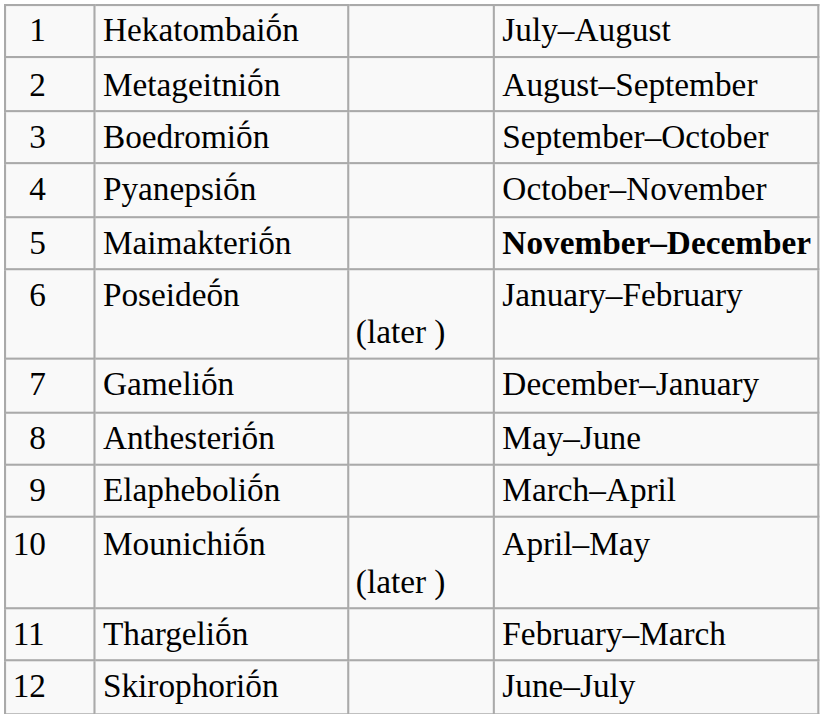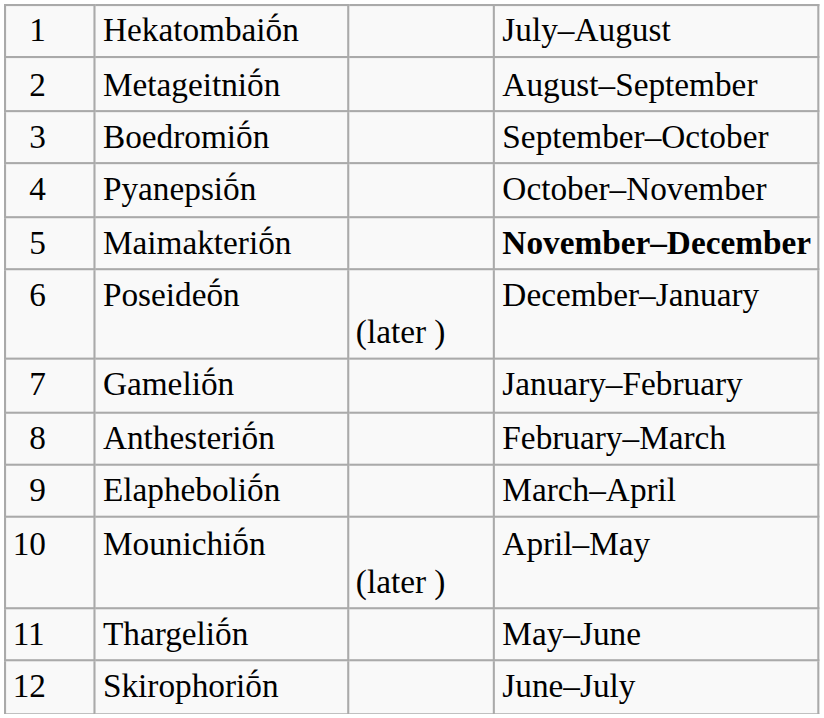(622, 294) January–February -> (631, 294) December–January
(631, 385) December–January -> (622, 385) January–February
(572, 437) May–June -> (614, 437) February–March
(614, 633) February–March -> (572, 633) May–June
